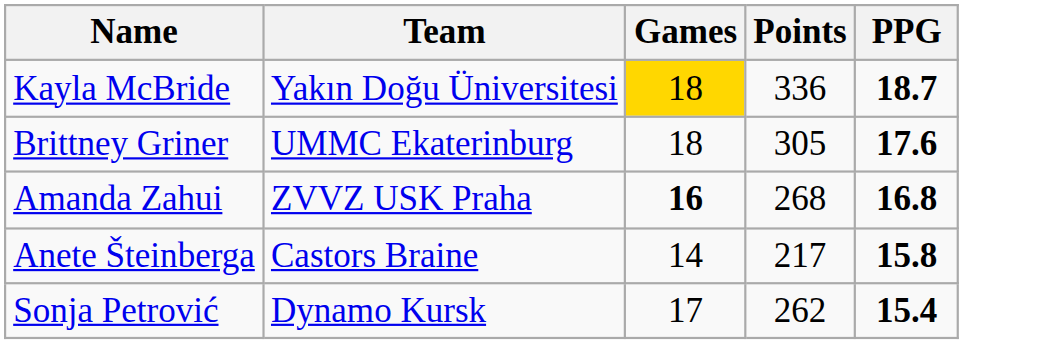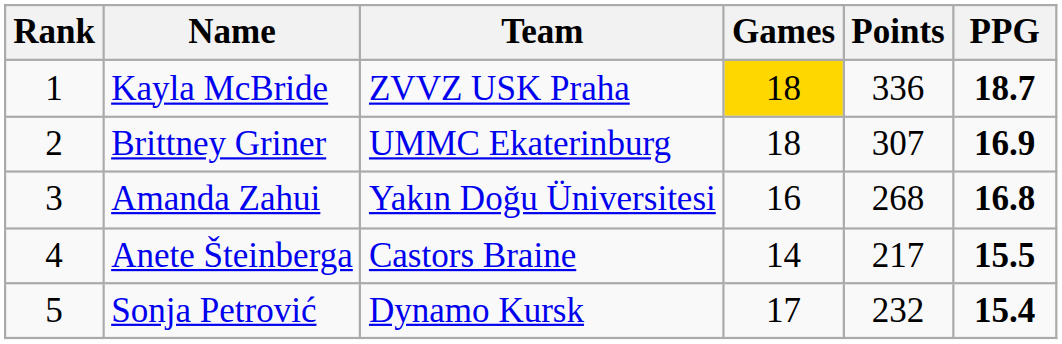+ column: (54, 32)
(444, 87) Yakın Doğu Üniversitesi -> (499, 87) ZVVZ USK Praha
(800, 143) 305 -> (898, 143) 307
(907, 143) 17.6 -> (1005, 143) 16.9
(401, 198) ZVVZ USK Praha -> (542, 198) Yakın Doğu Üniversitesi
(686, 198) bold -> (784, 198) normal
(907, 254) 15.8 -> (1005, 254) 15.5
(800, 310) 262 -> (898, 310) 232
